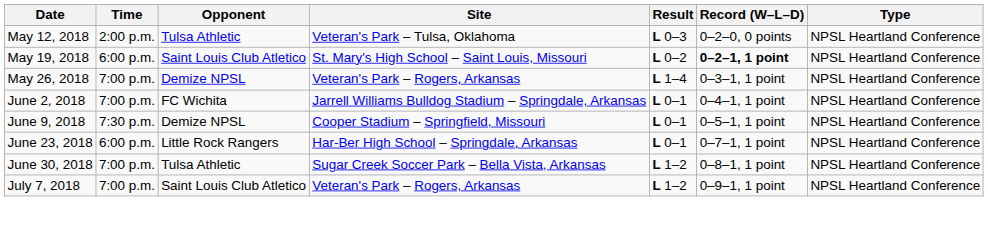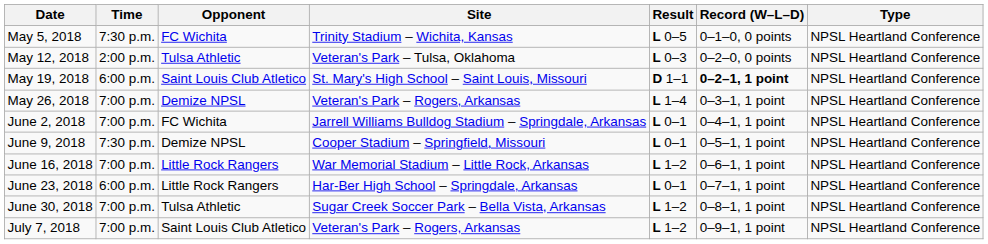+ row: (45, 36)
(670, 57) L 0–2 -> (670, 79) D 1–1
+ row: (50, 164)
